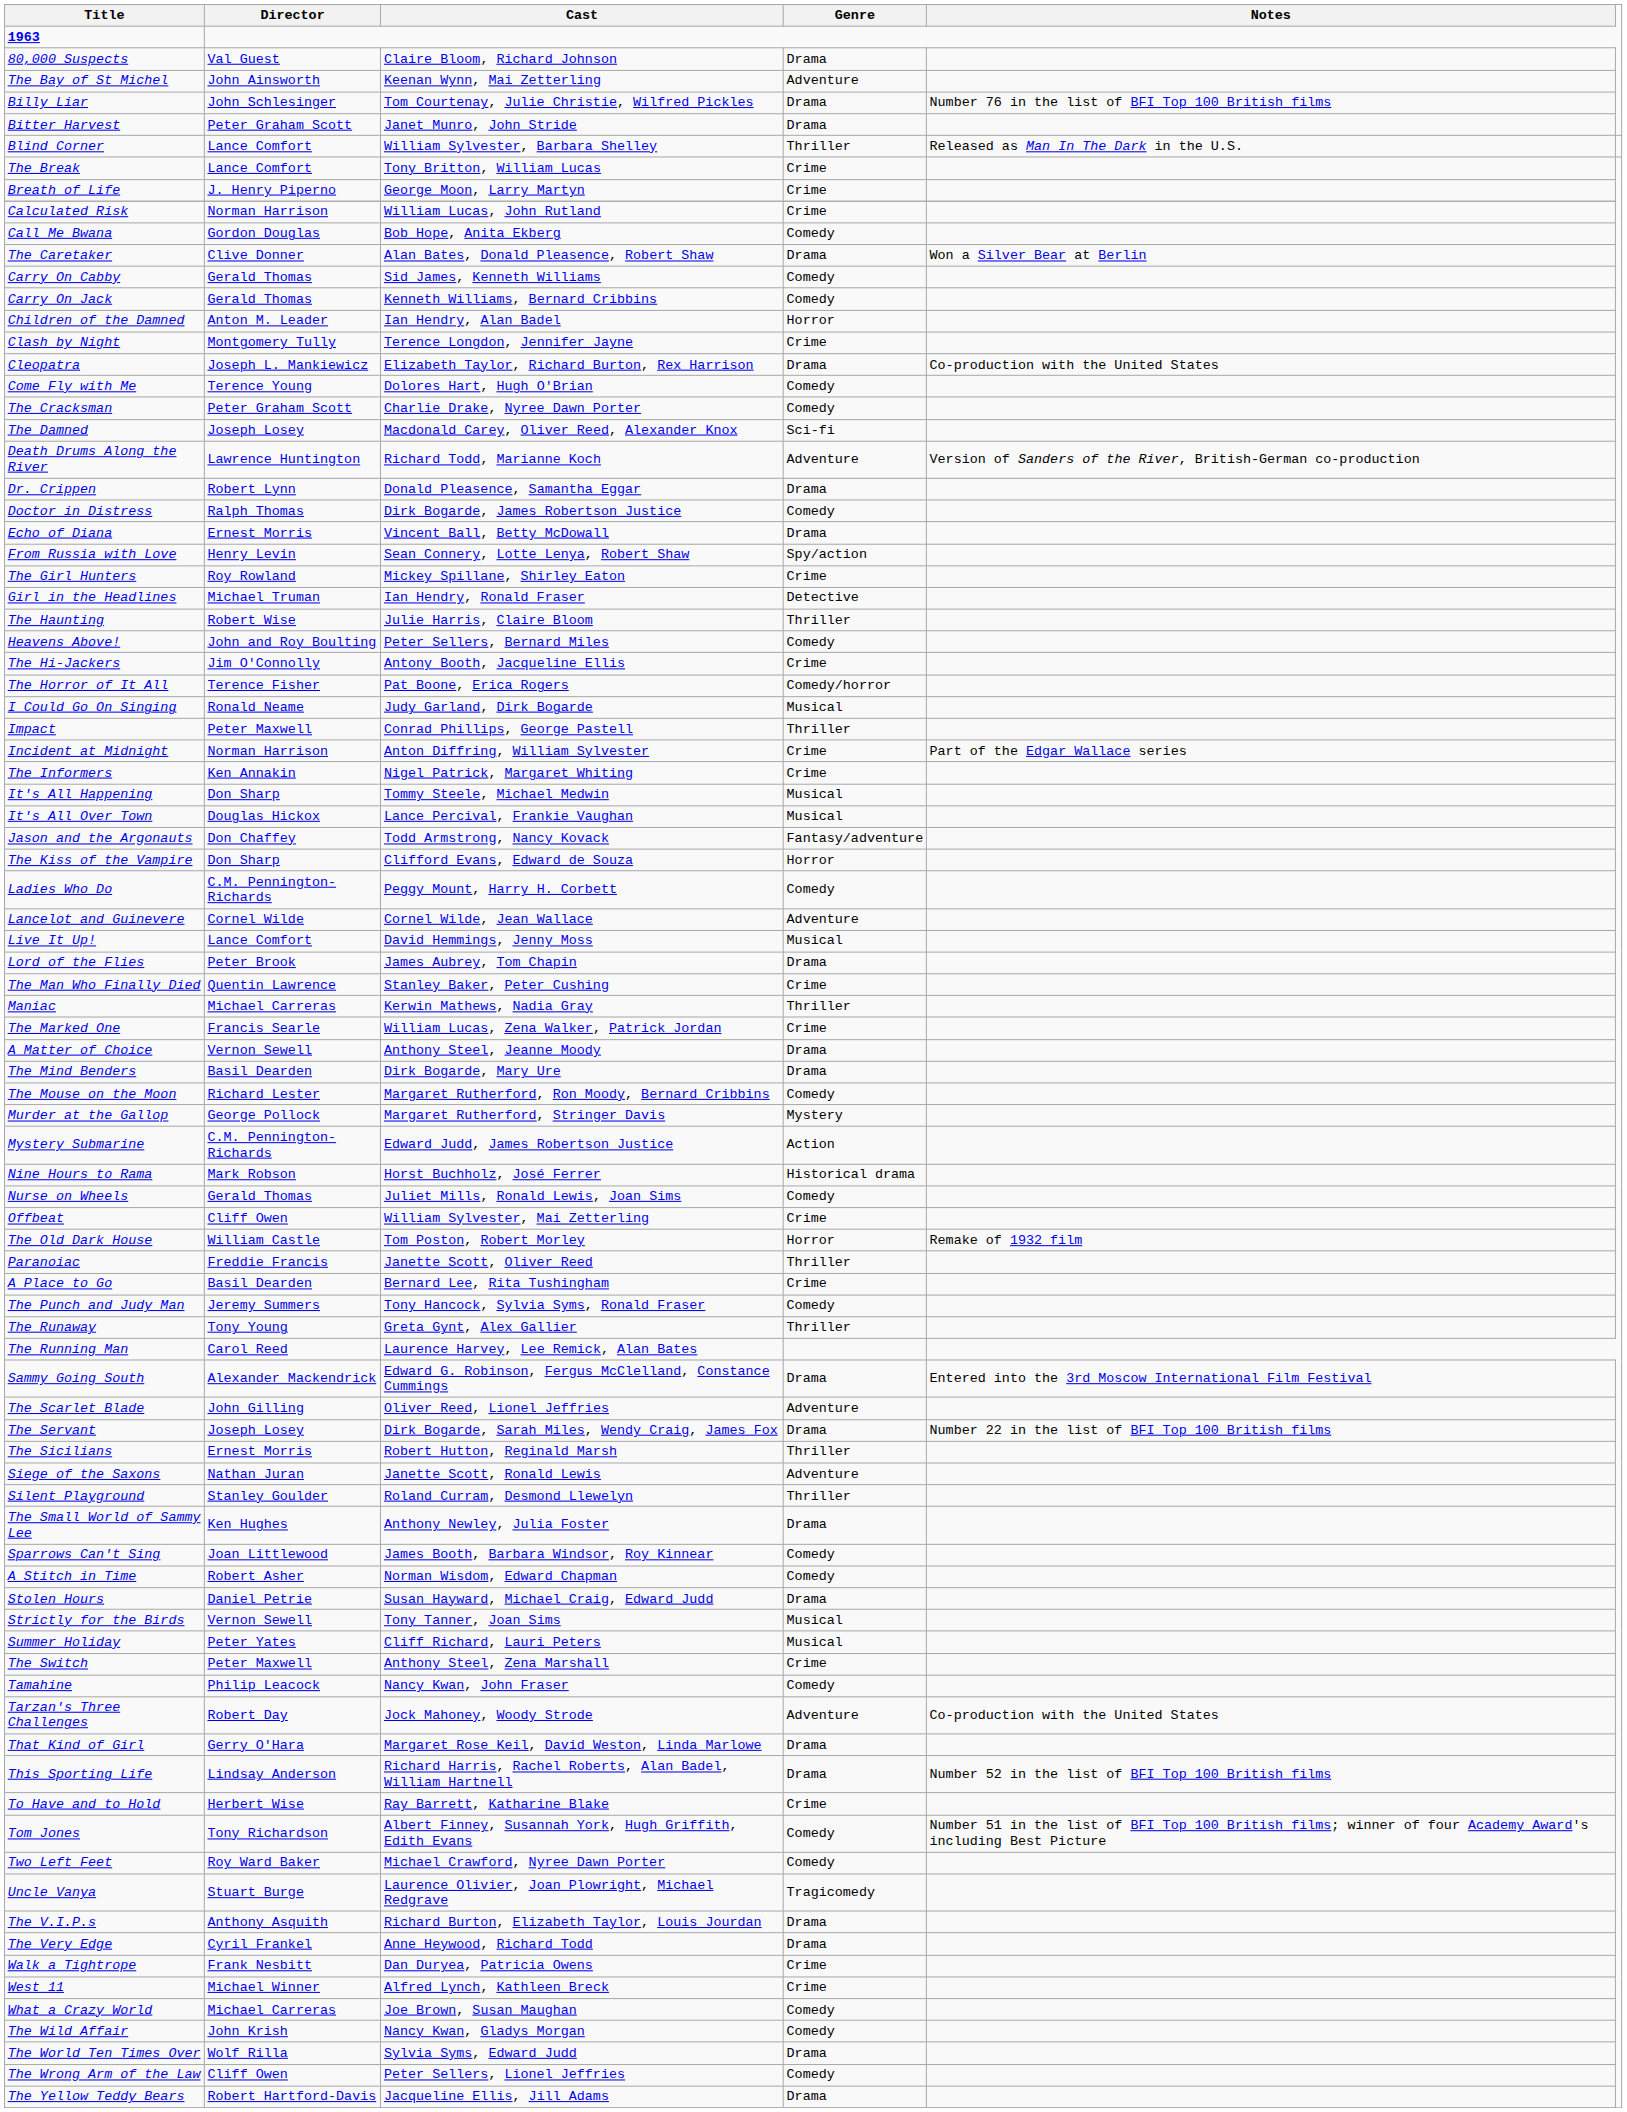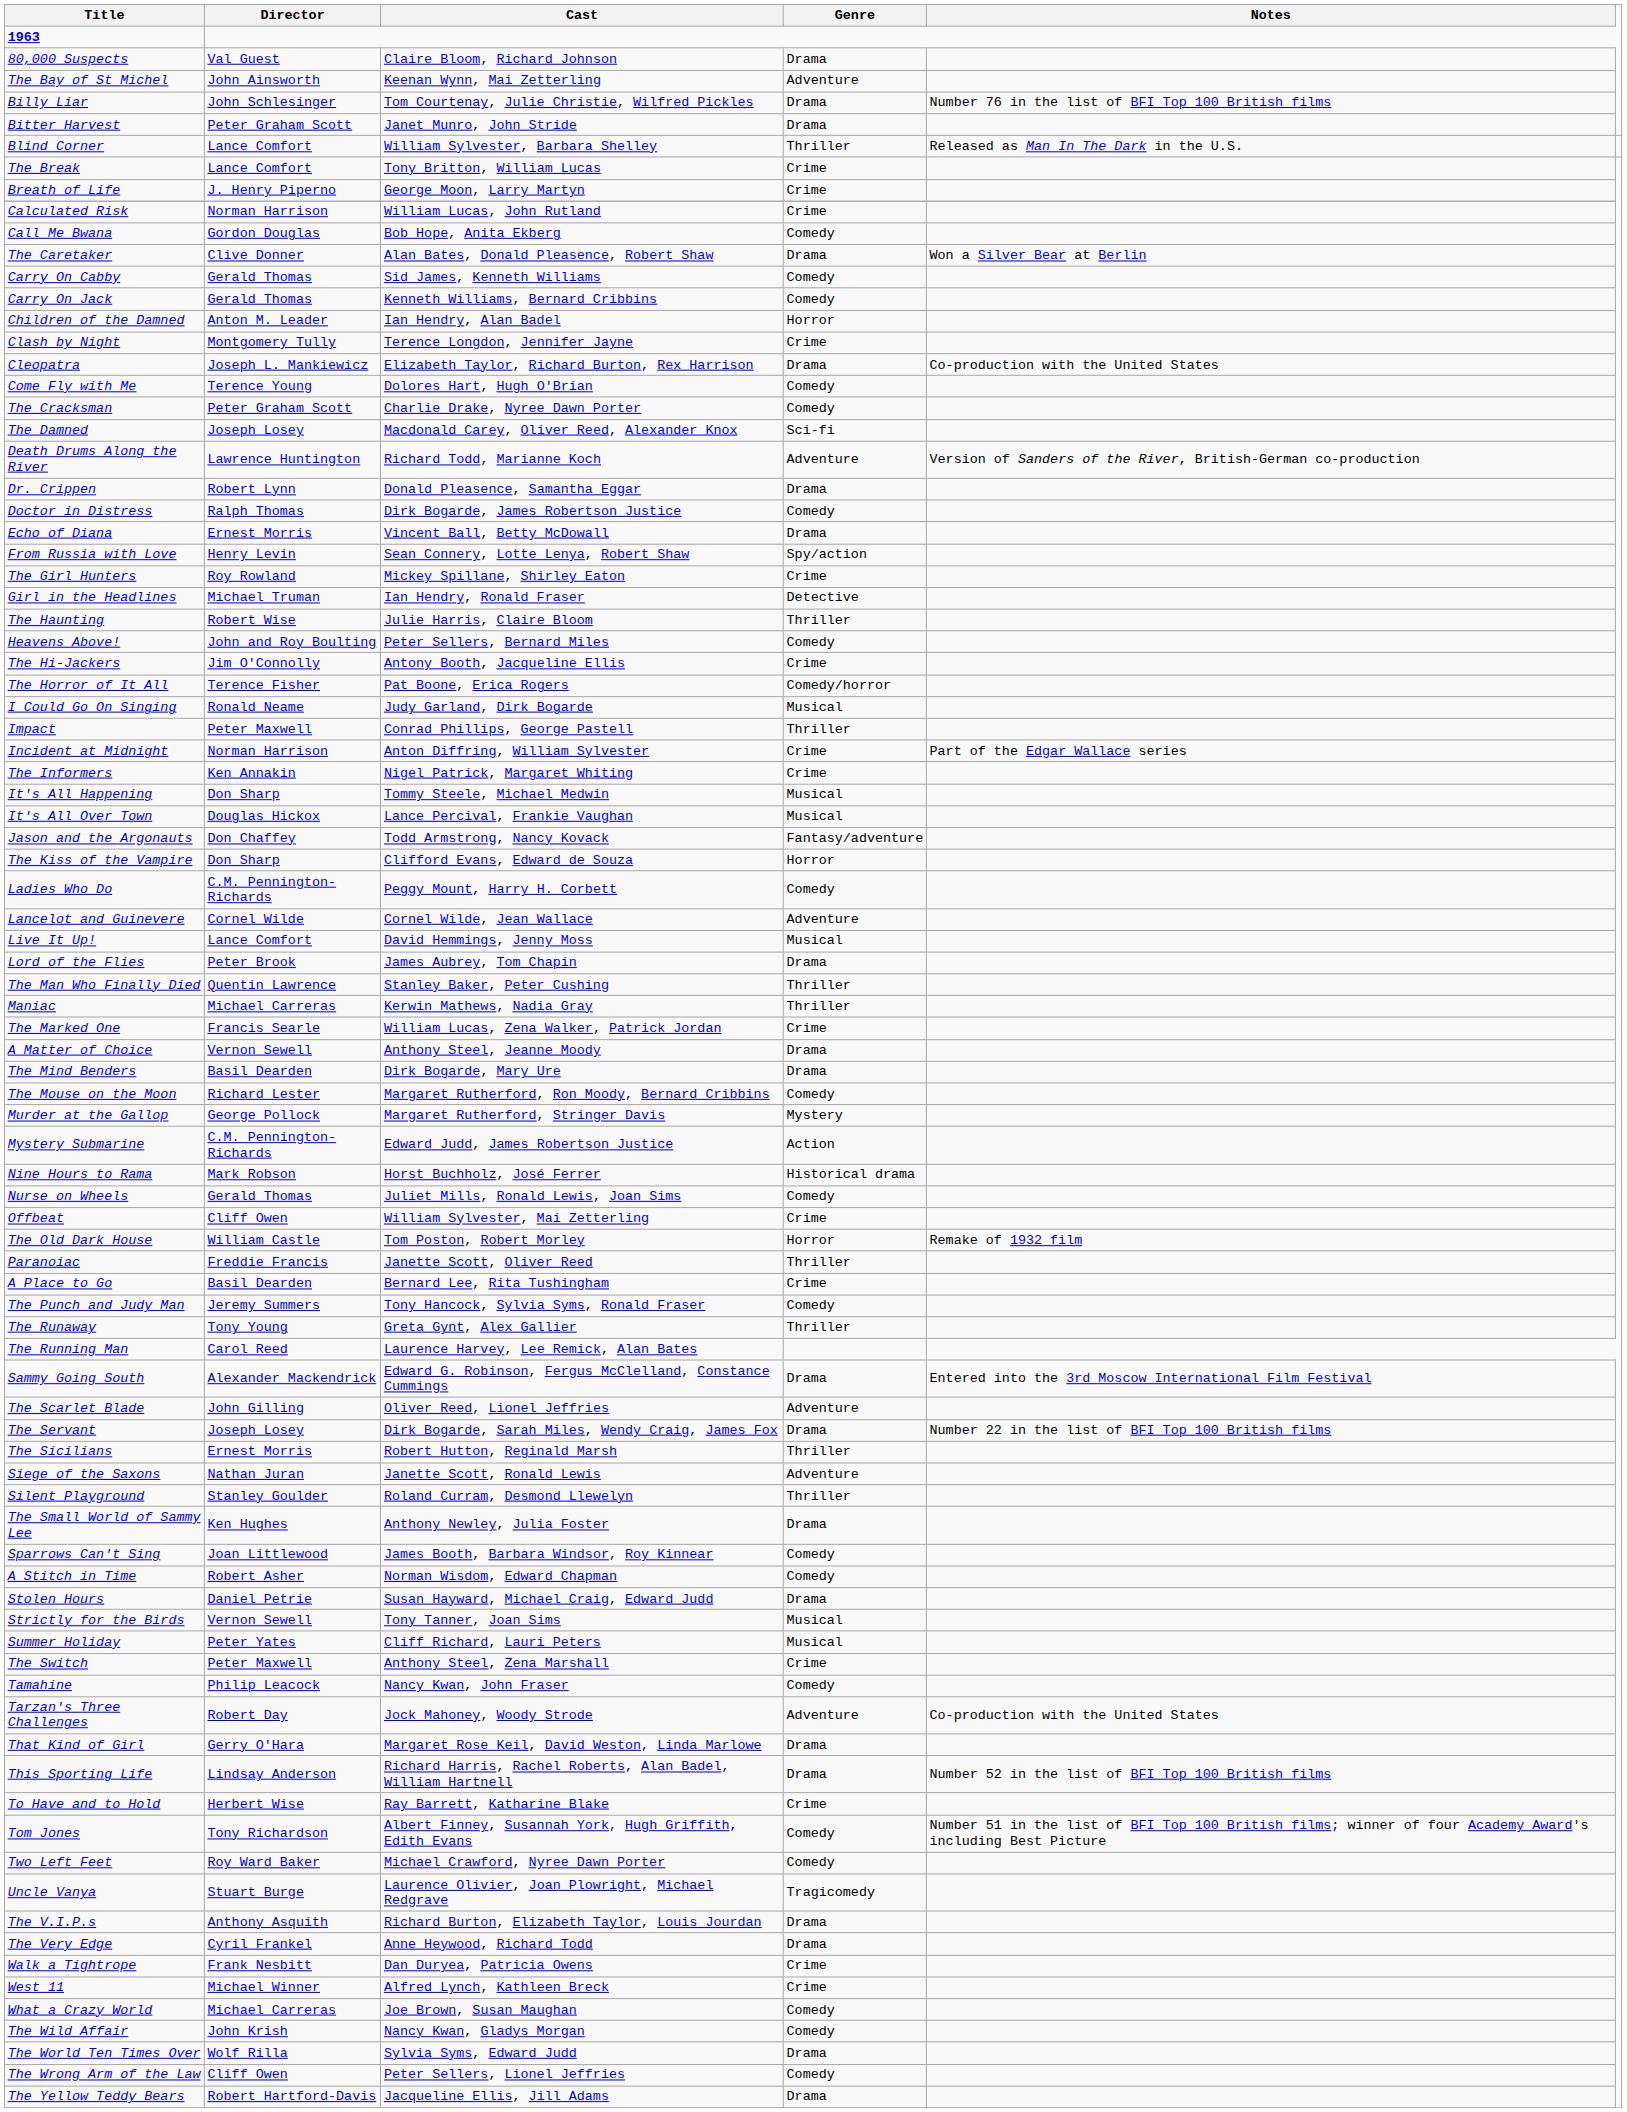(807, 985) Crime -> (819, 985) Thriller
